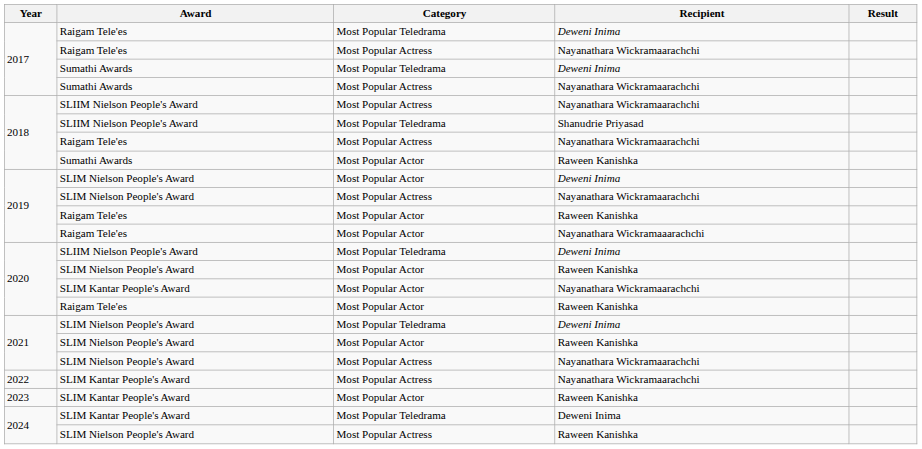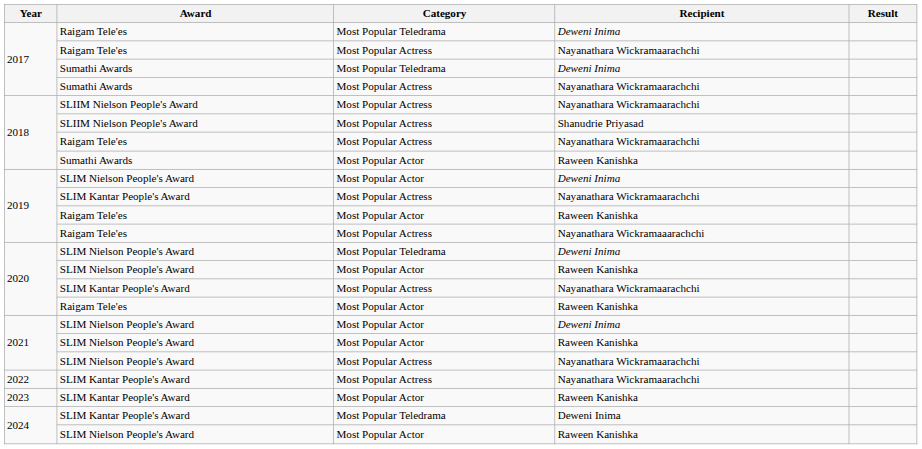(391, 123) Most Popular Teledrama -> (384, 123) Most Popular Actress
(127, 196) SLIM Nielson People's Award -> (125, 196) SLIM Kantar People's Award
(380, 233) Most Popular Actor -> (384, 233) Most Popular Actress
(129, 251) SLIIM Nielson People's Award -> (127, 251) SLIM Nielson People's Award
(380, 288) Most Popular Actor -> (384, 288) Most Popular Actress
(391, 324) Most Popular Teledrama -> (380, 324) Most Popular Actor
(384, 434) Most Popular Actress -> (380, 434) Most Popular Actor
